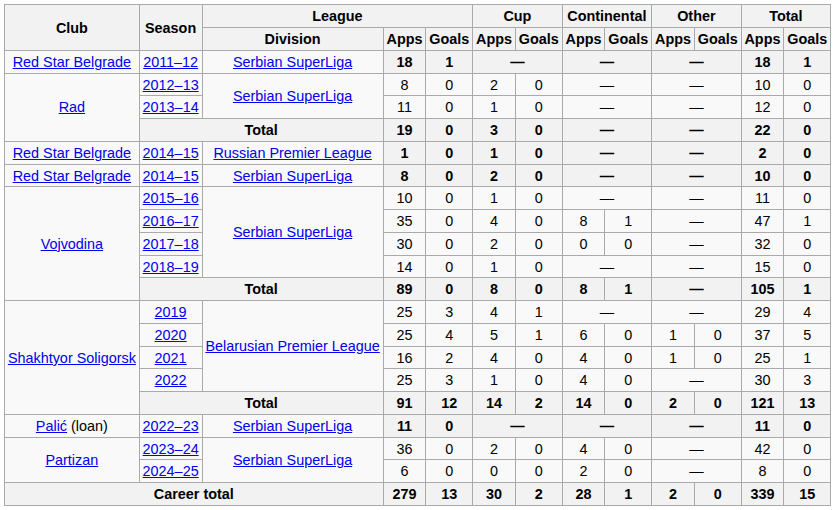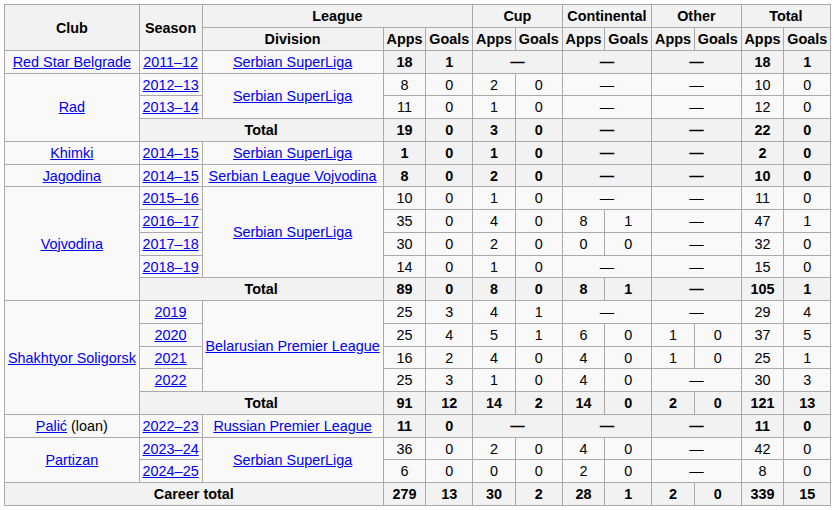(72, 153) Red Star Belgrade -> (72, 153) Khimki
(293, 153) Russian Premier League -> (293, 153) Serbian SuperLiga
(72, 176) Red Star Belgrade -> (72, 176) Jagodina
(293, 176) Serbian SuperLiga -> (293, 176) Serbian League Vojvodina
(293, 426) Serbian SuperLiga -> (293, 426) Russian Premier League
